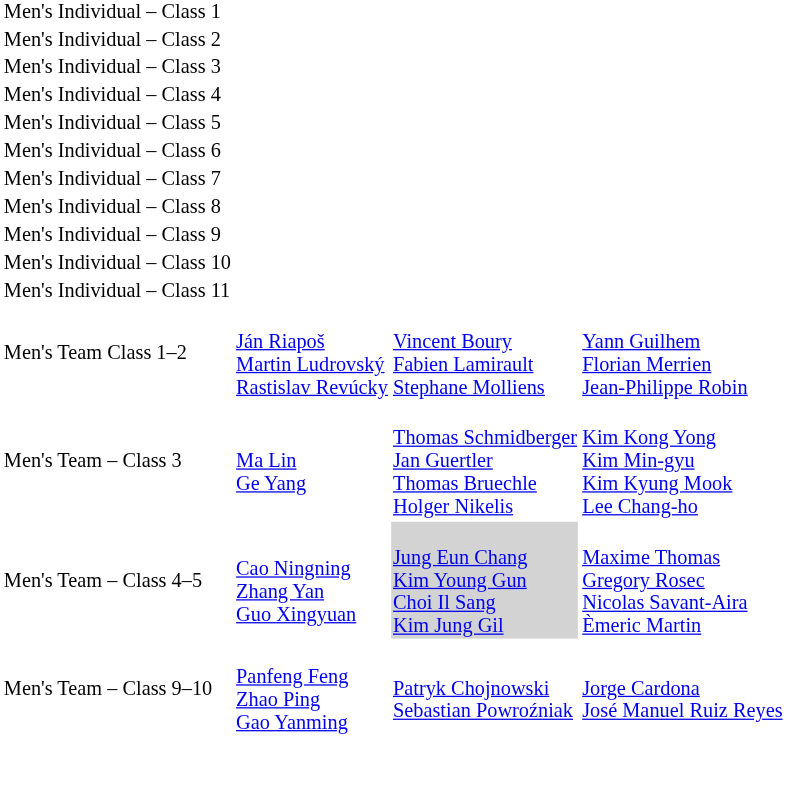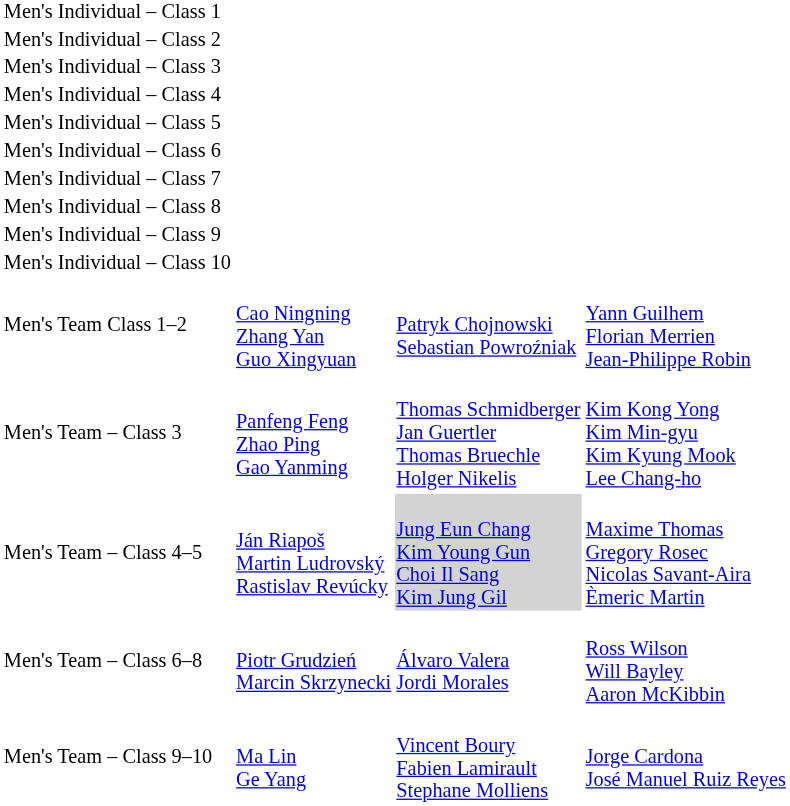- row: (117, 290)
(312, 364) Ján Riapoš Martin Ludrovský Rastislav Revúcky -> (296, 336) Cao Ningning Zhang Yan Guo Xingyuan
(469, 364) Vincent Boury Fabien Lamirault Stephane Molliens -> (486, 336) Patryk Chojnowski Sebastian Powroźniak
(271, 472) Ma Lin Ge Yang -> (292, 444) Panfeng Feng Zhao Ping Gao Yanming
(296, 591) Cao Ningning Zhang Yan Guo Xingyuan -> (312, 563) Ján Riapoš Martin Ludrovský Rastislav Revúcky
+ row: (103, 660)
(292, 699) Panfeng Feng Zhao Ping Gao Yanming -> (271, 768) Ma Lin Ge Yang
(483, 699) Patryk Chojnowski Sebastian Powroźniak -> (472, 768) Vincent Boury Fabien Lamirault Stephane Molliens
